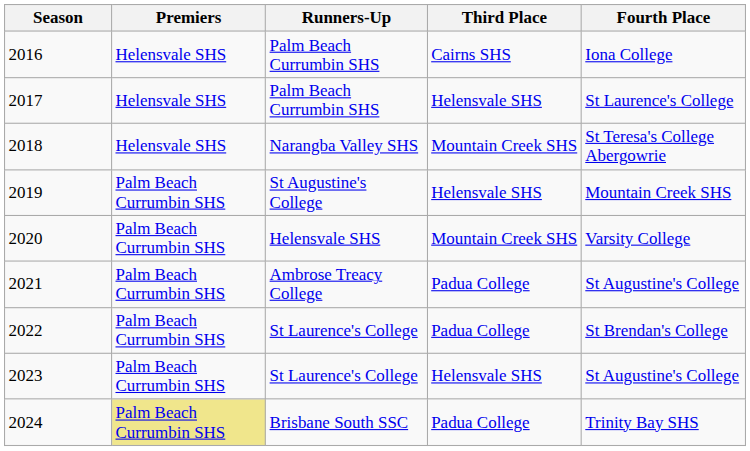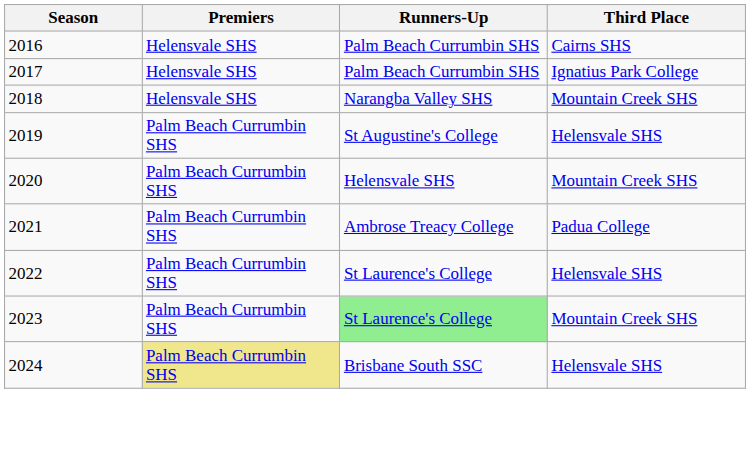- column: (663, 17)
(487, 100) Helensvale SHS -> (625, 71) Ignatius Park College
(480, 330) Padua College -> (607, 273) Helensvale SHS
(344, 376) no background -> (418, 318) lightgreen background
(487, 376) Helensvale SHS -> (624, 318) Mountain Creek SHS
(480, 422) Padua College -> (607, 364) Helensvale SHS
